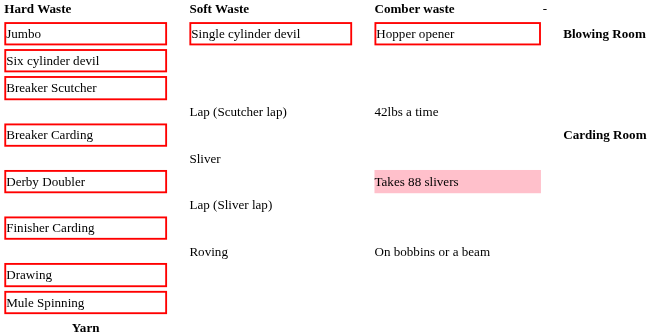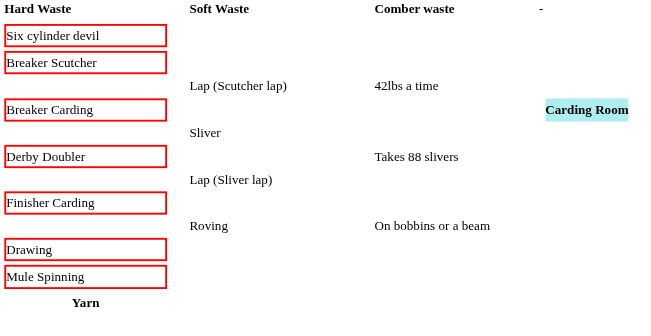- row: (24, 33)
(605, 134) no background -> (587, 109) paleturquoise background
(417, 181) pink background -> (417, 156) no background
